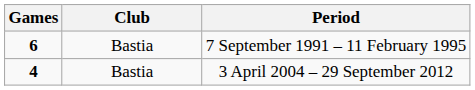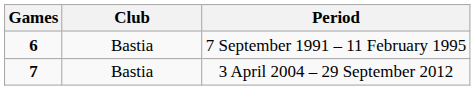(33, 71) 4 -> (33, 71) 7
